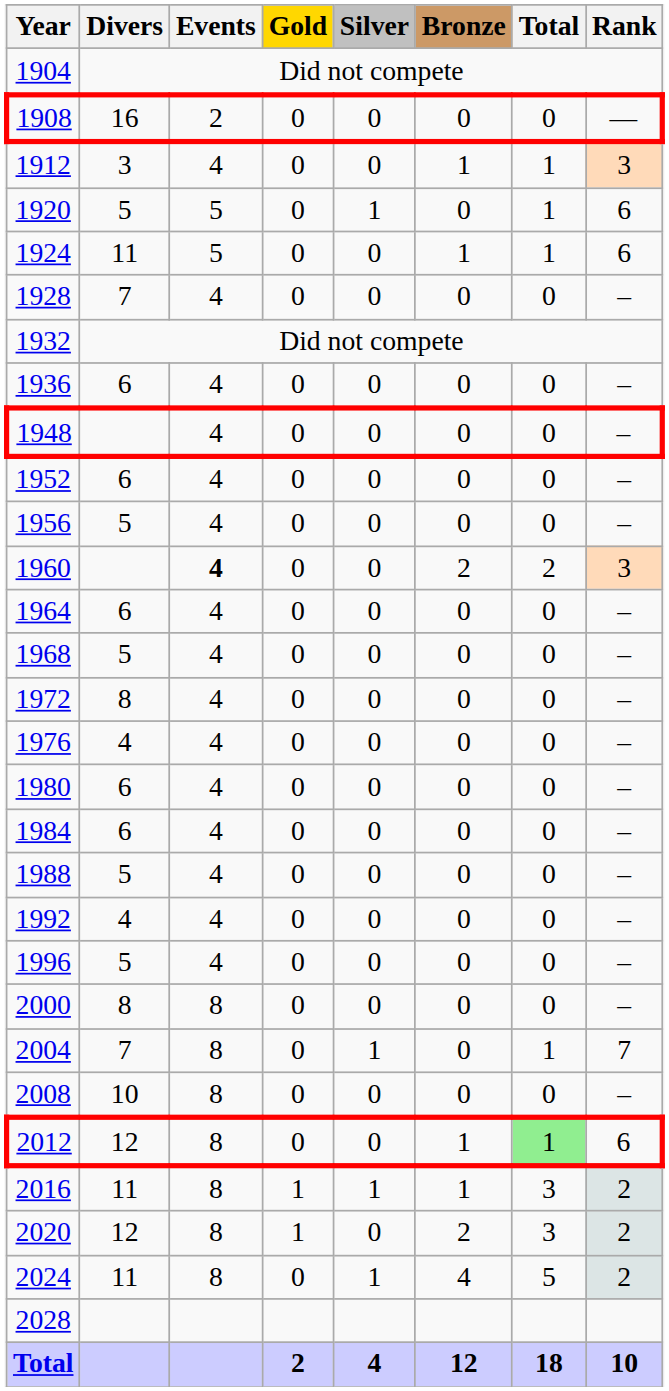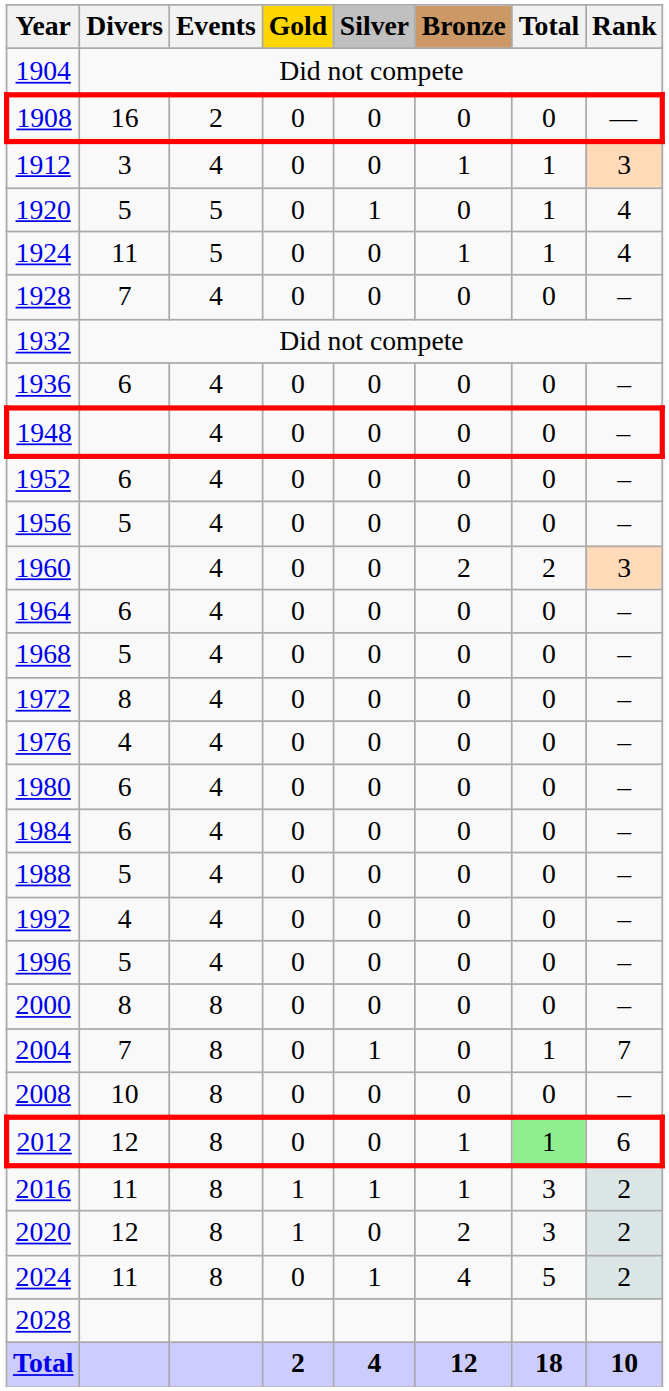(624, 208) 6 -> (624, 208) 4
(624, 252) 6 -> (624, 252) 4
(216, 567) bold -> (216, 567) normal
